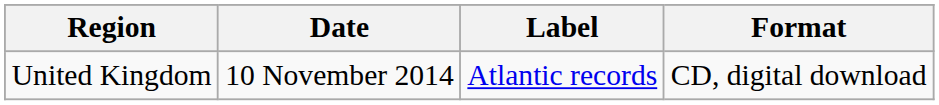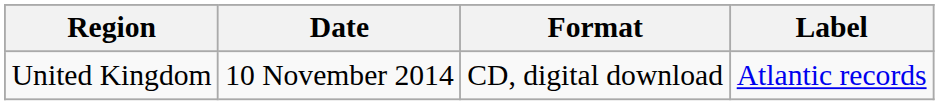columns swapped: (799, 27) <-> (562, 27)
